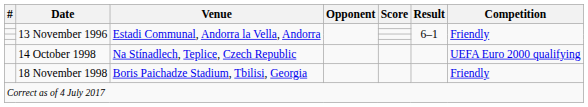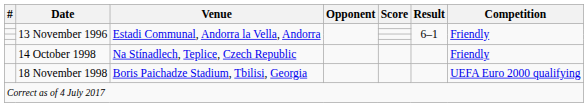(515, 54) UEFA Euro 2000 qualifying -> (470, 54) Friendly
(470, 73) Friendly -> (515, 73) UEFA Euro 2000 qualifying
